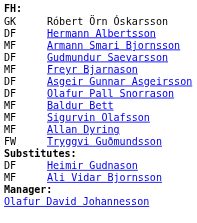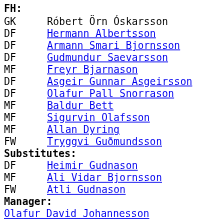(10, 45) MF -> (10, 45) DF
+ row: (86, 190)
